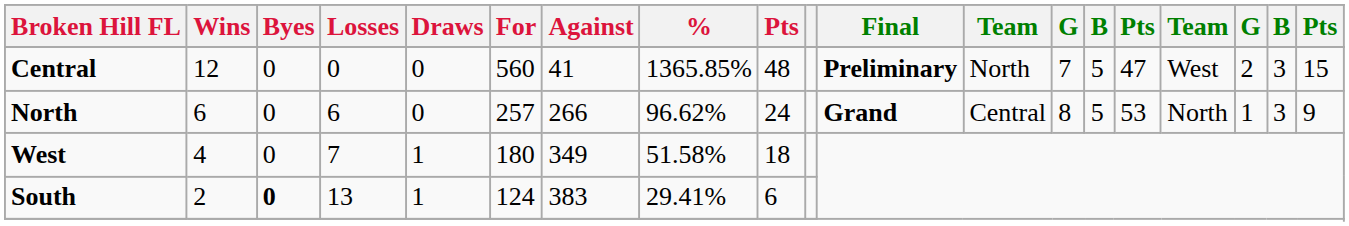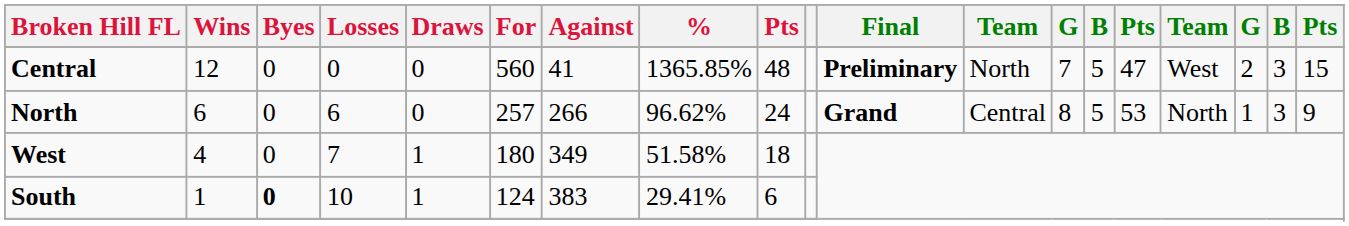(200, 196) 2 -> (200, 196) 1
(340, 196) 13 -> (340, 196) 10
